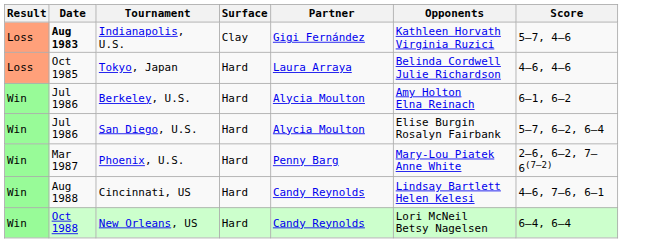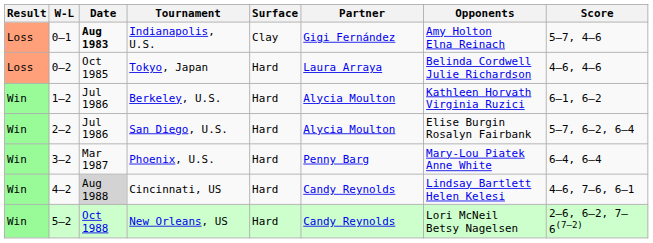+ column: (64, 13)
(448, 37) Kathleen Horvath Virginia Ruzici -> (466, 37) Amy Holton Elna Reinach
(435, 98) Amy Holton Elna Reinach -> (479, 98) Kathleen Horvath Virginia Ruzici
(558, 160) 2–6, 6–2, 7–6(7–2) -> (575, 159) 6–4, 6–4
(65, 192) no background -> (95, 189) lightgrey background
(545, 223) 6–4, 6–4 -> (588, 221) 2–6, 6–2, 7–6(7–2)
